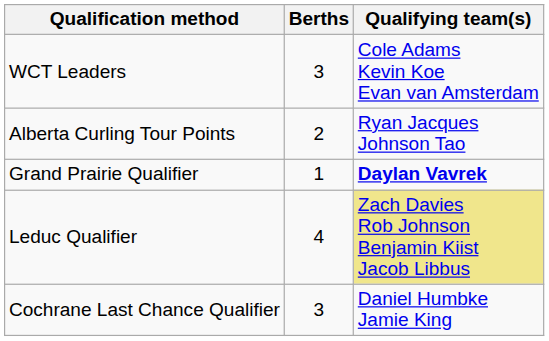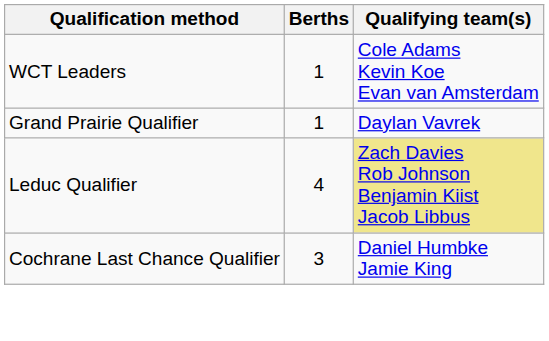(319, 71) 3 -> (319, 71) 1
- row: (122, 133)
(422, 174) bold -> (419, 122) normal
